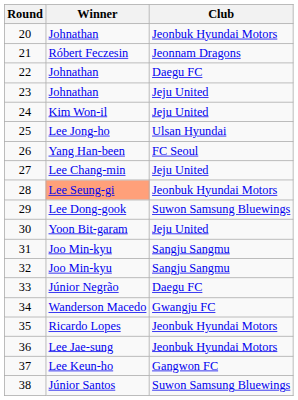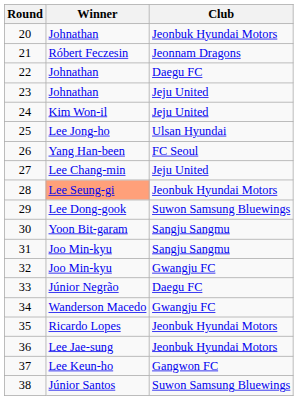(180, 229) Jeju United -> (191, 229) Sangju Sangmu
(191, 268) Sangju Sangmu -> (184, 268) Gwangju FC
